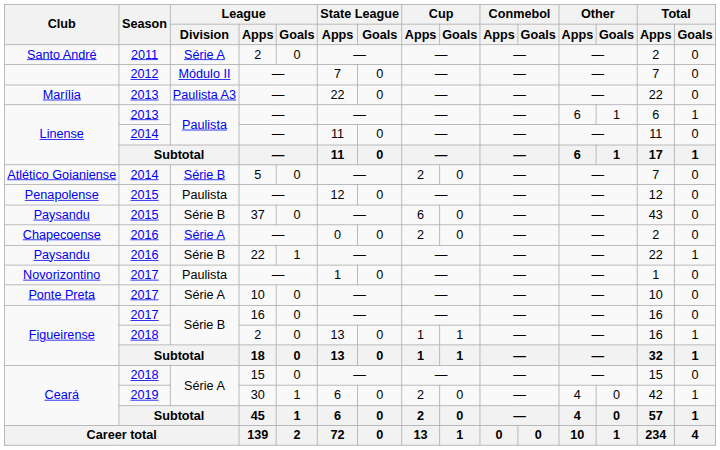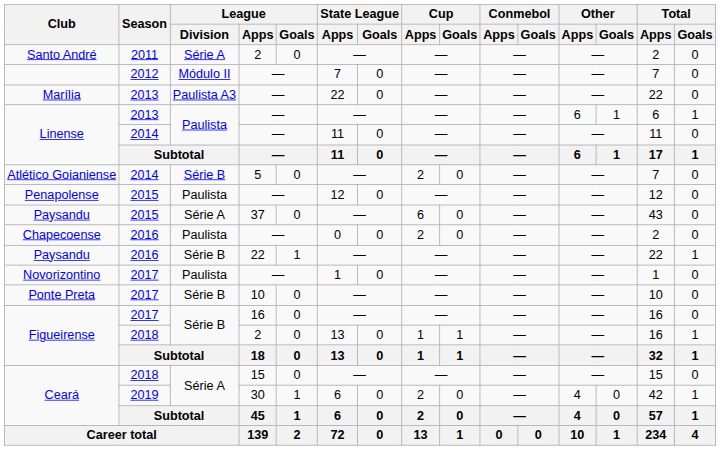(204, 214) Série B -> (204, 214) Série A
(204, 235) Série A -> (204, 235) Paulista
(204, 295) Série A -> (204, 295) Série B
